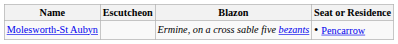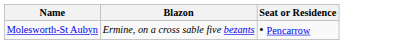- column: (128, 12)
